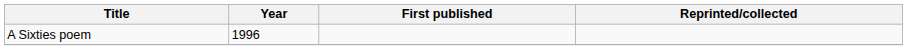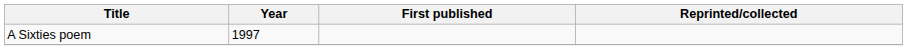(246, 34) 1996 -> (246, 34) 1997
